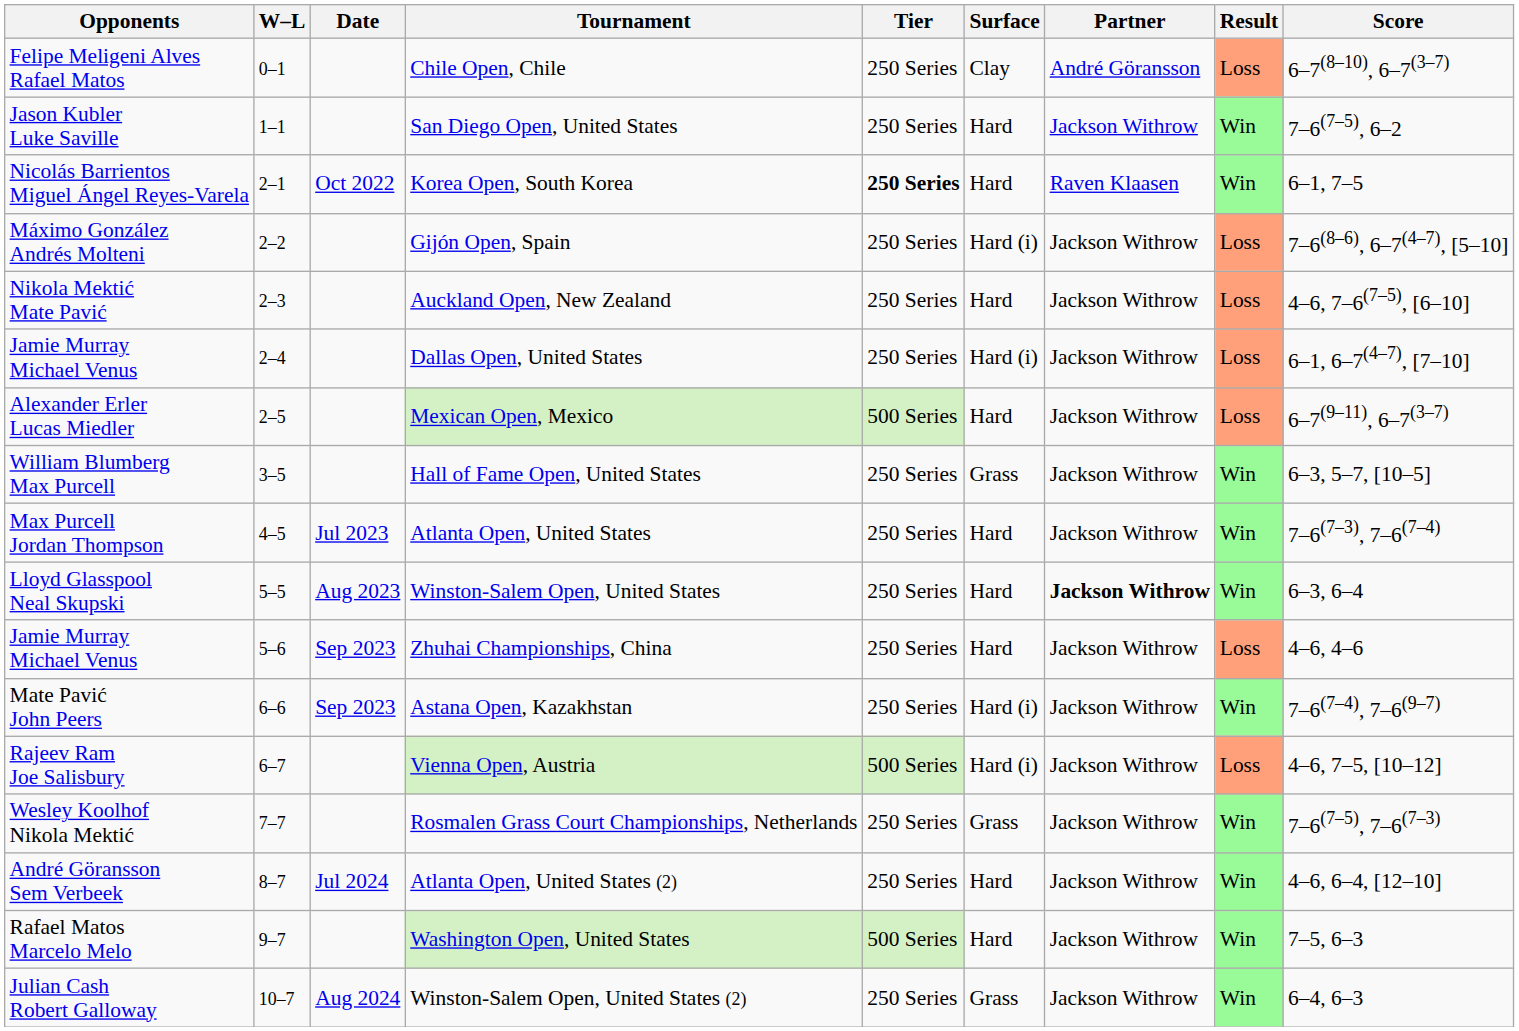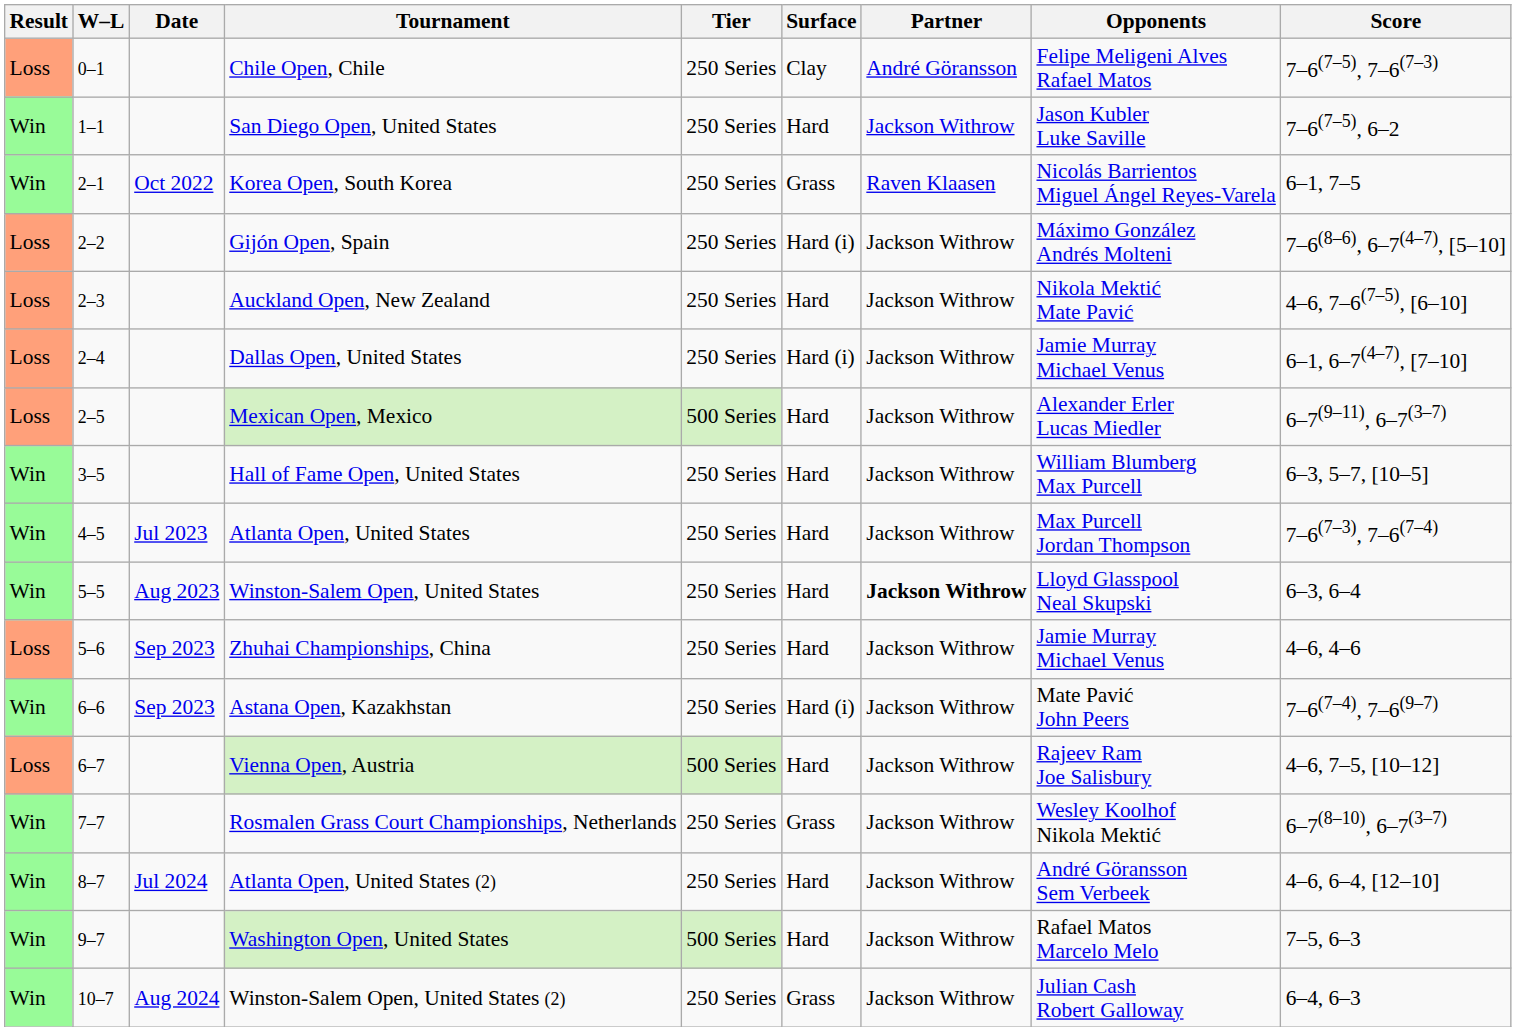columns swapped: (1249, 21) <-> (129, 21)
(1369, 67) 6–7(8–10), 6–7(3–7) -> (1362, 67) 7–6(7–5), 7–6(7–3)
(913, 183) bold -> (731, 183) normal
(991, 183) Hard -> (811, 183) Grass
(994, 474) Grass -> (808, 474) Hard
(1004, 765) Hard (i) -> (808, 765) Hard
(1364, 823) 7–6(7–5), 7–6(7–3) -> (1366, 823) 6–7(8–10), 6–7(3–7)
